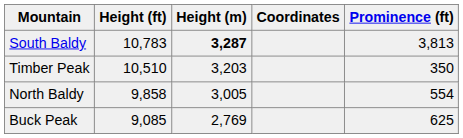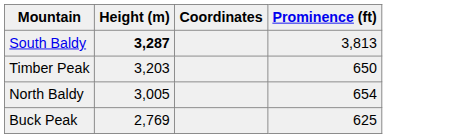- column: (133, 17)
(442, 69) 350 -> (365, 69) 650
(442, 94) 554 -> (365, 94) 654
